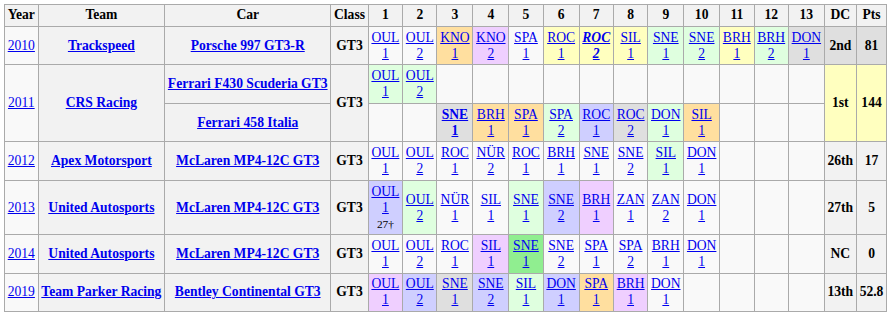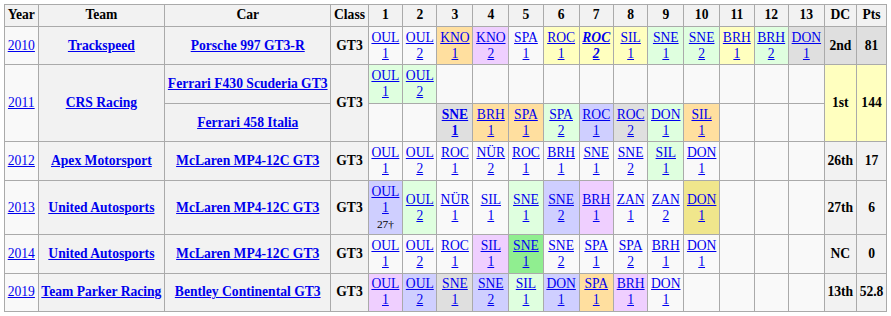(702, 207) no background -> (702, 207) khaki background
(872, 207) 5 -> (872, 207) 6
